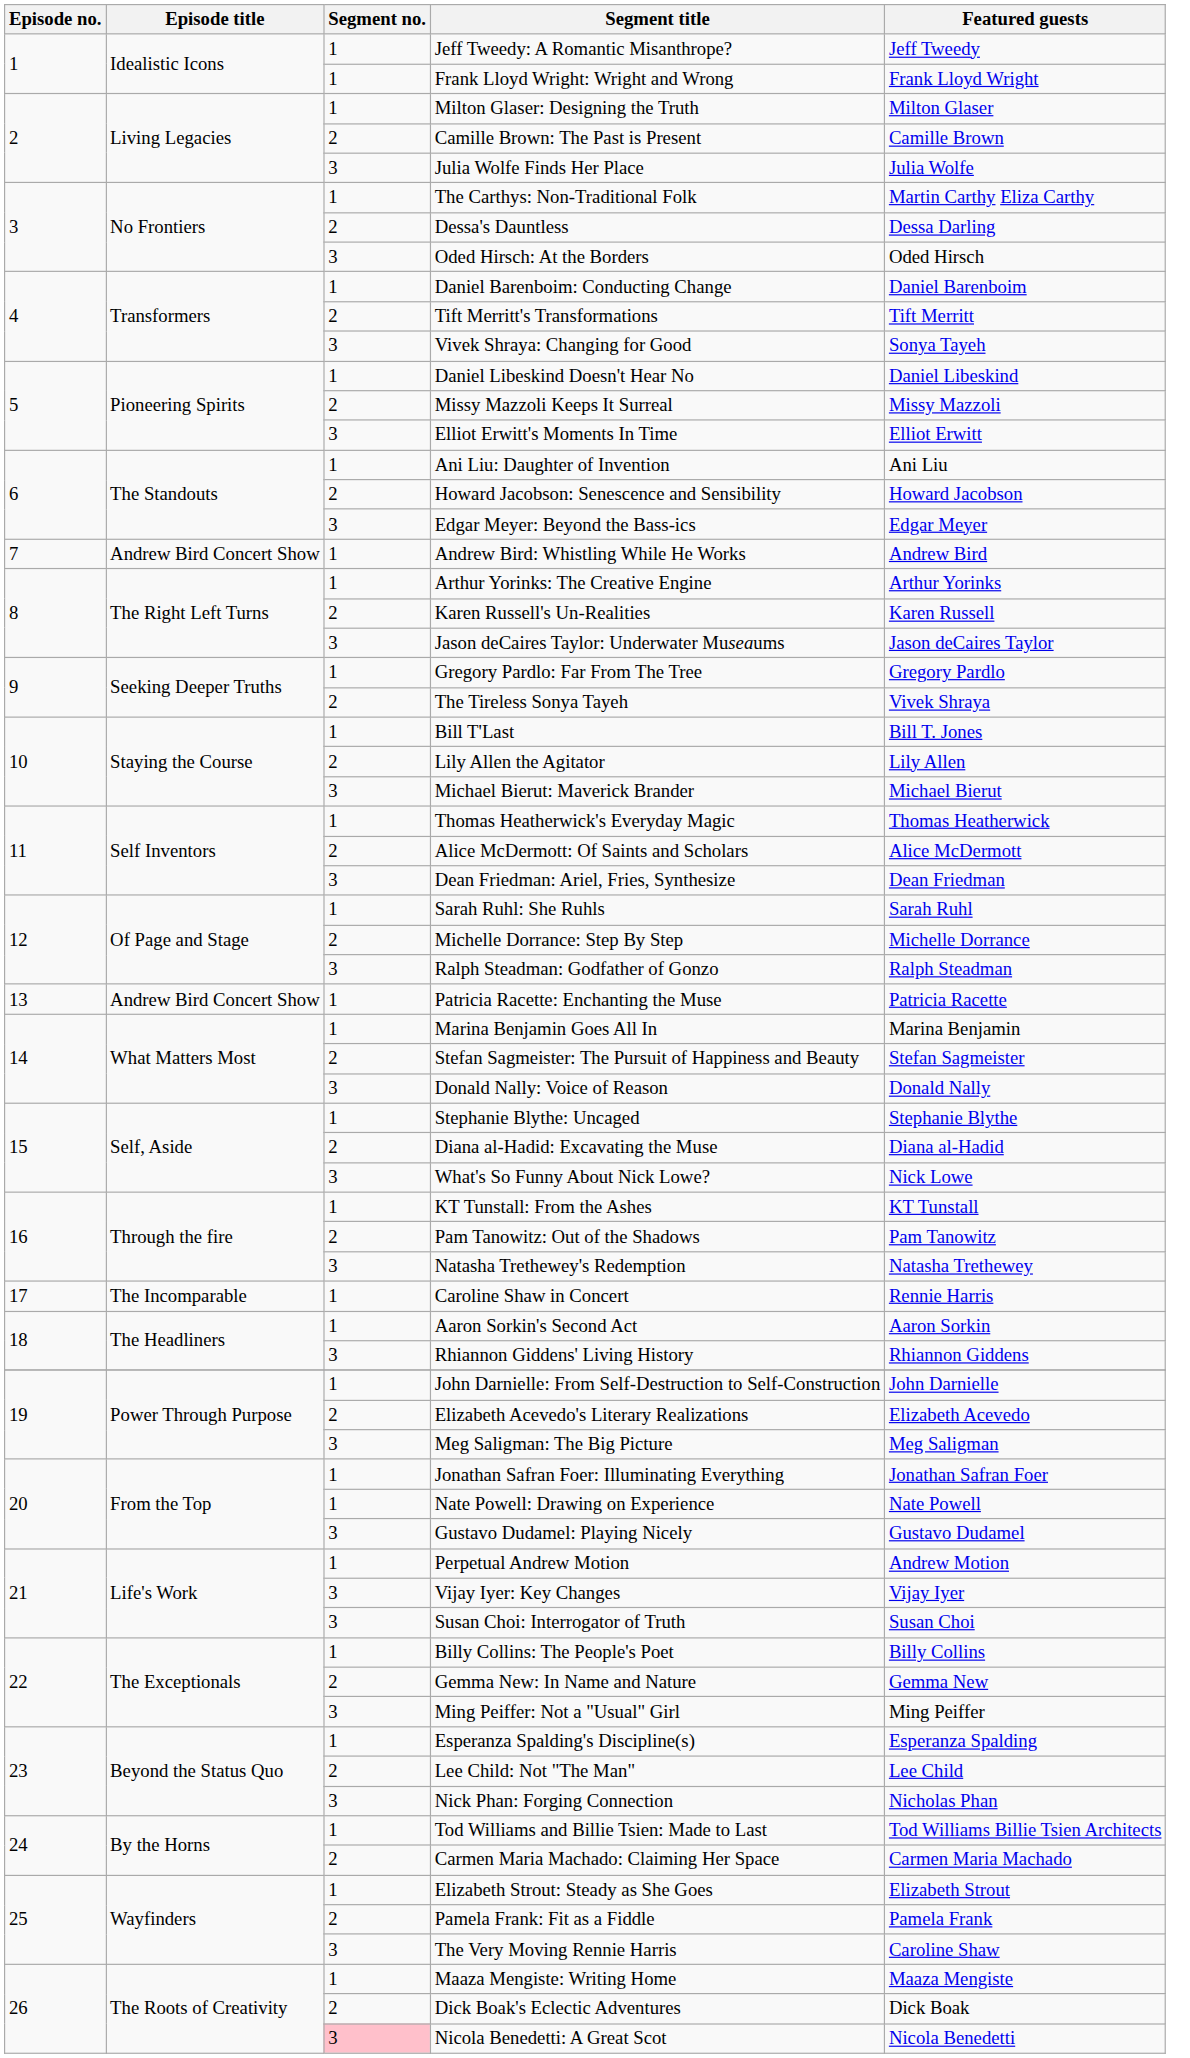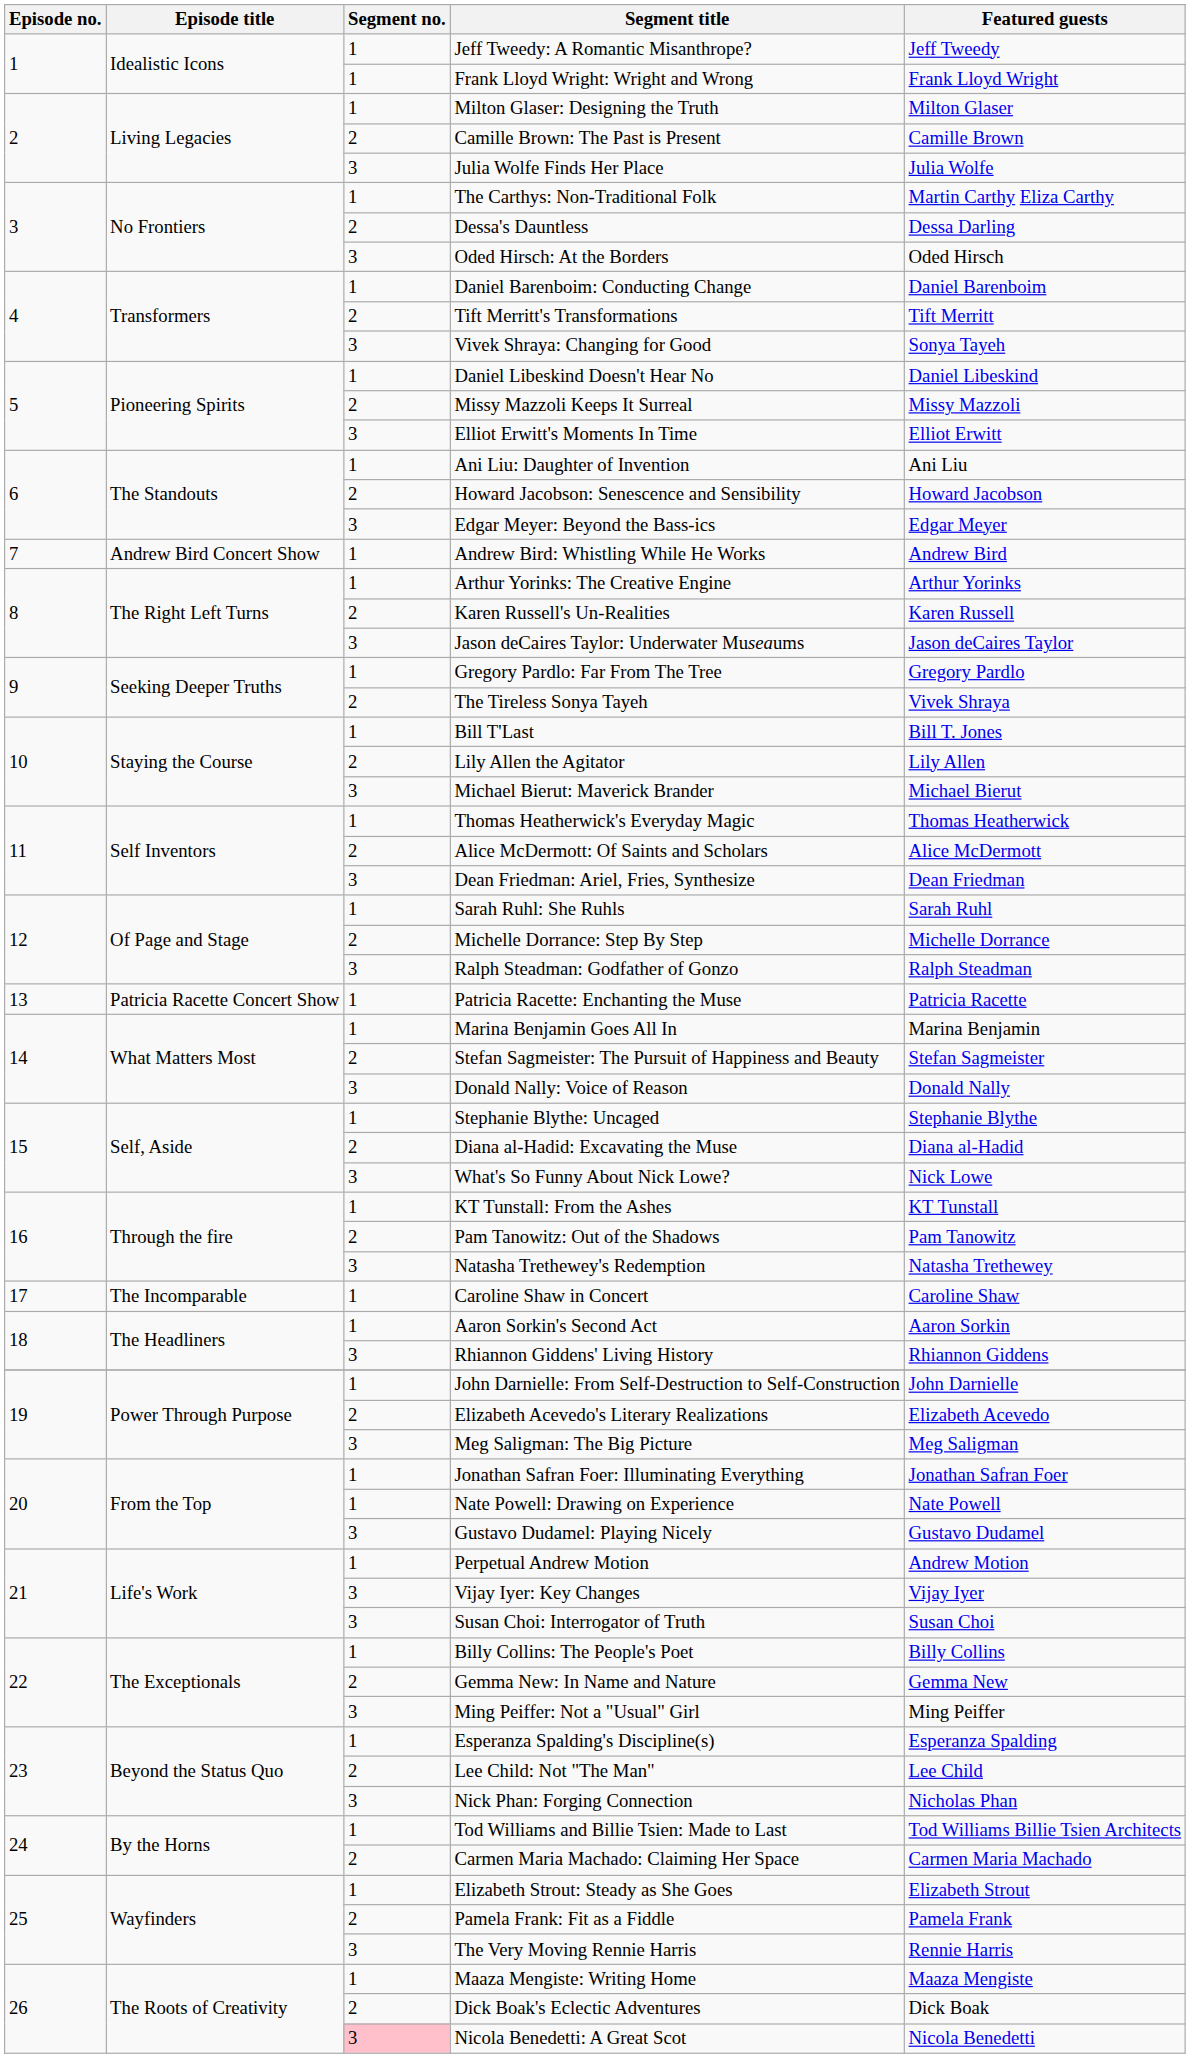(215, 999) Andrew Bird Concert Show -> (225, 999) Patricia Racette Concert Show
(941, 1295) Rennie Harris -> (964, 1295) Caroline Shaw
(944, 1949) Caroline Shaw -> (961, 1949) Rennie Harris
